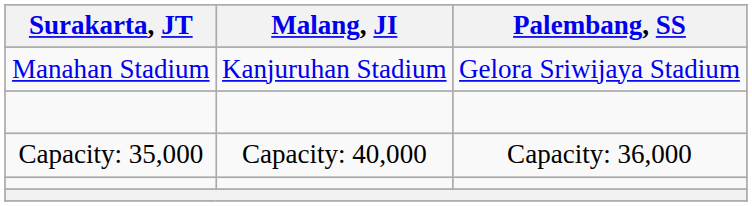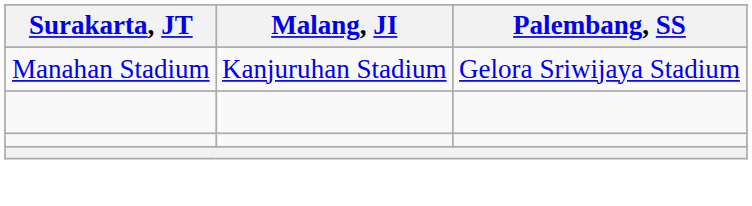- row: (111, 154)
